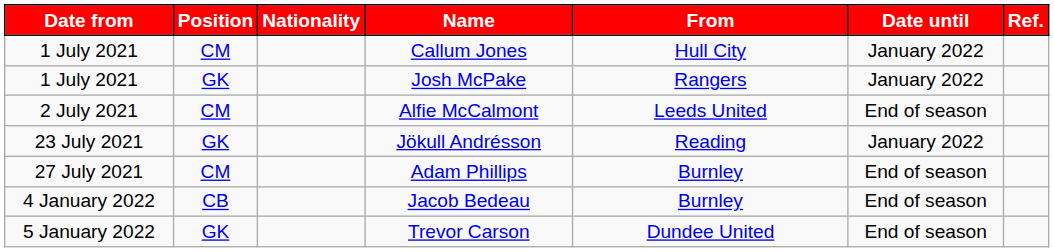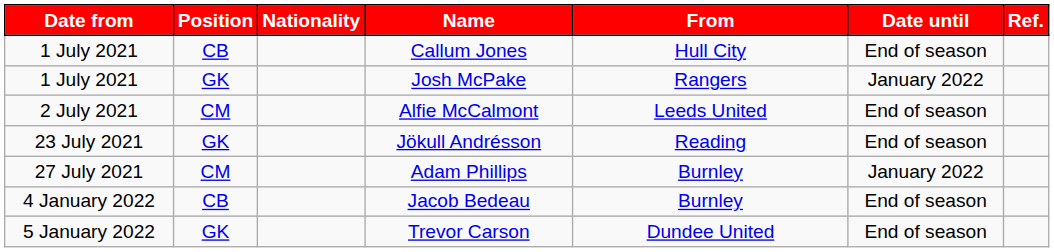(215, 50) CM -> (215, 50) CB
(926, 50) January 2022 -> (926, 50) End of season
(926, 141) January 2022 -> (926, 141) End of season
(926, 171) End of season -> (926, 171) January 2022
